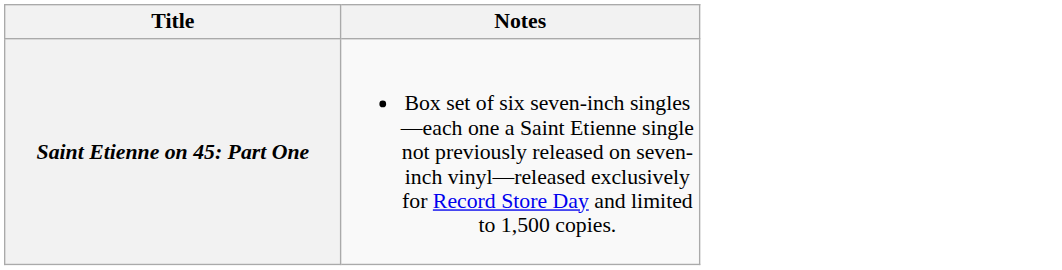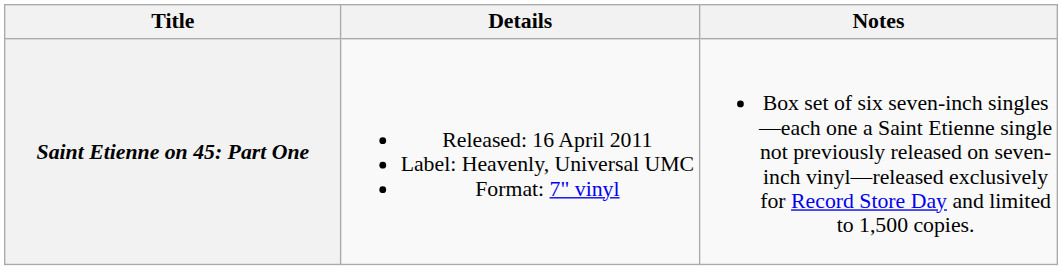+ column: (520, 21)
